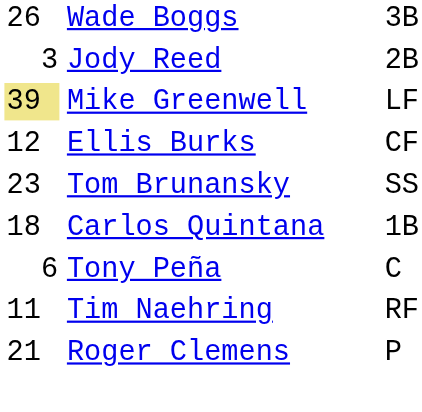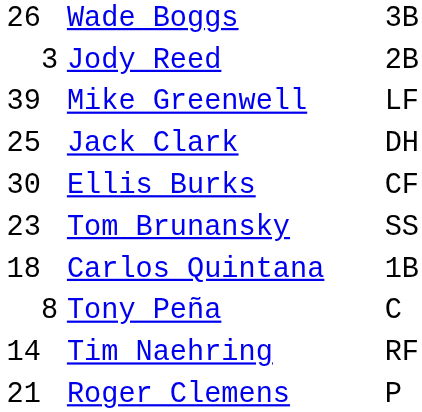(24, 102) khaki background -> (24, 102) no background
+ row: (153, 144)
(24, 144) 12 -> (24, 185) 30
(32, 269) 6 -> (32, 311) 8
(24, 311) 11 -> (24, 352) 14
